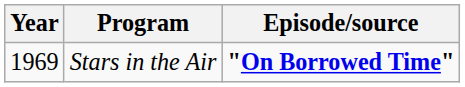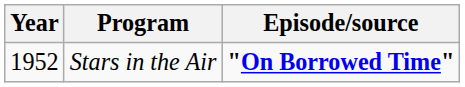(34, 61) 1969 -> (34, 61) 1952
